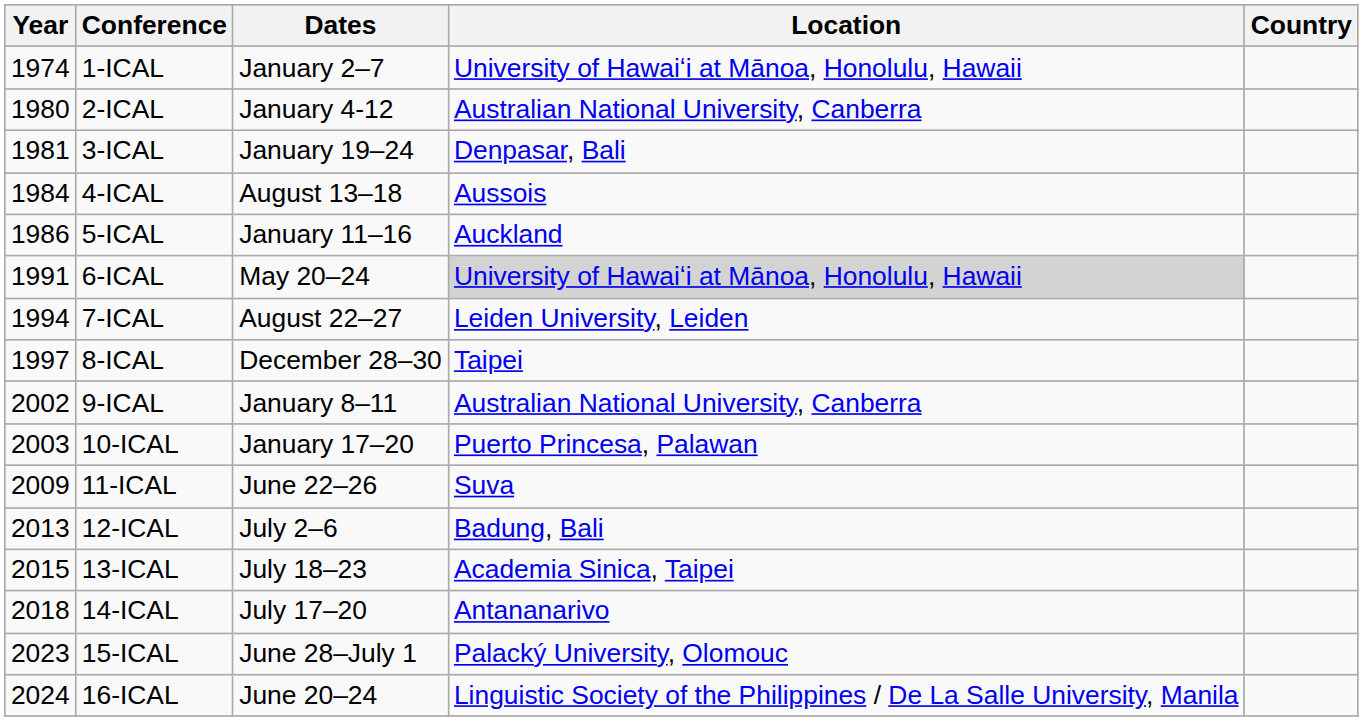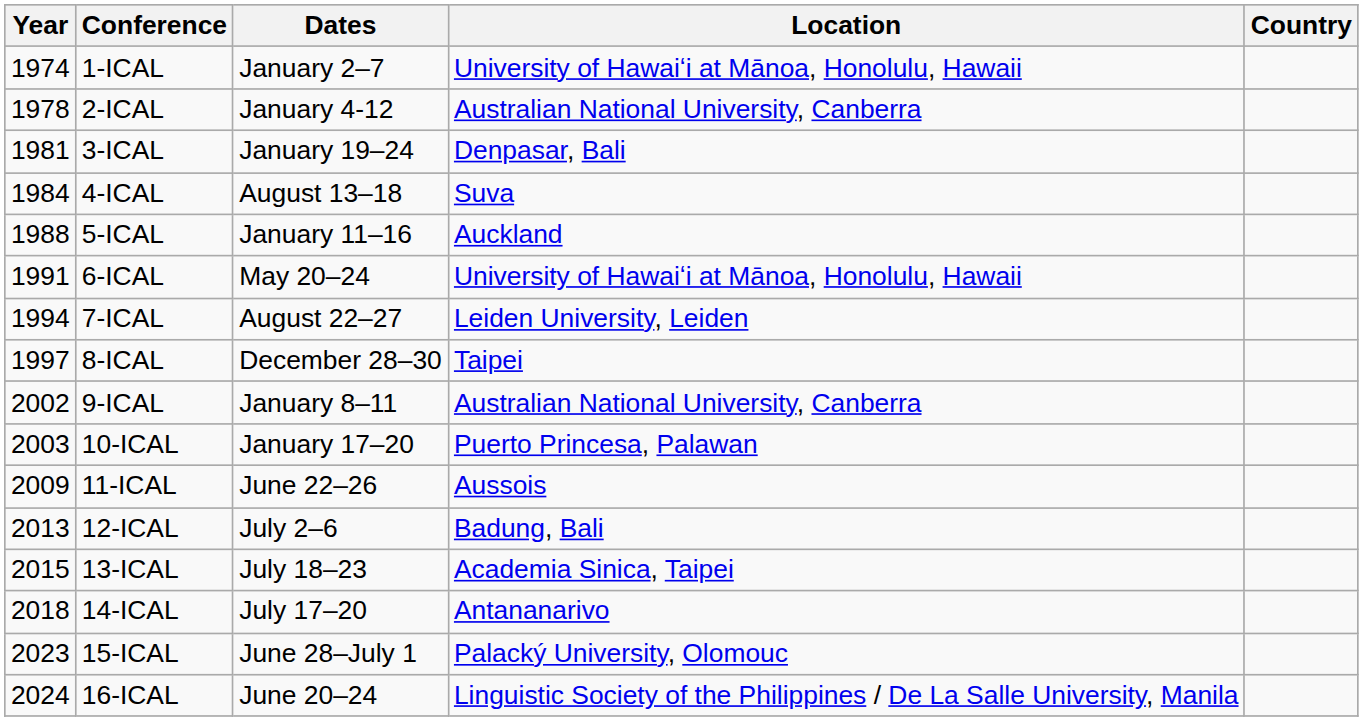(40, 109) 1980 -> (40, 109) 1978
(500, 192) Aussois -> (484, 192) Suva
(40, 234) 1986 -> (40, 234) 1988
(738, 276) lightgrey background -> (738, 276) no background
(484, 485) Suva -> (500, 485) Aussois
